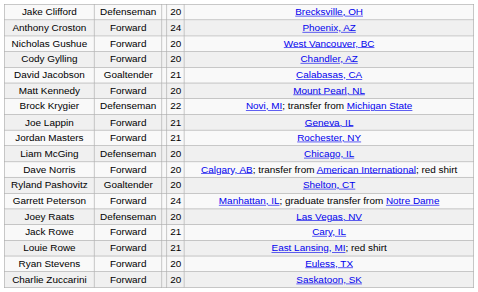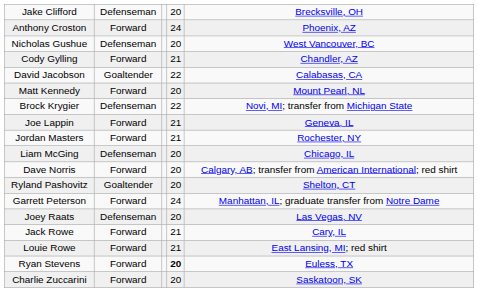(128, 43) Forward -> (128, 43) Defenseman
(176, 59) 20 -> (176, 59) 21
(176, 75) 21 -> (176, 75) 22
(176, 264) normal -> (176, 264) bold
